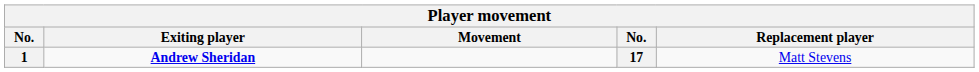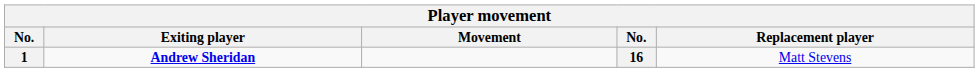(636, 57) 17 -> (636, 57) 16
